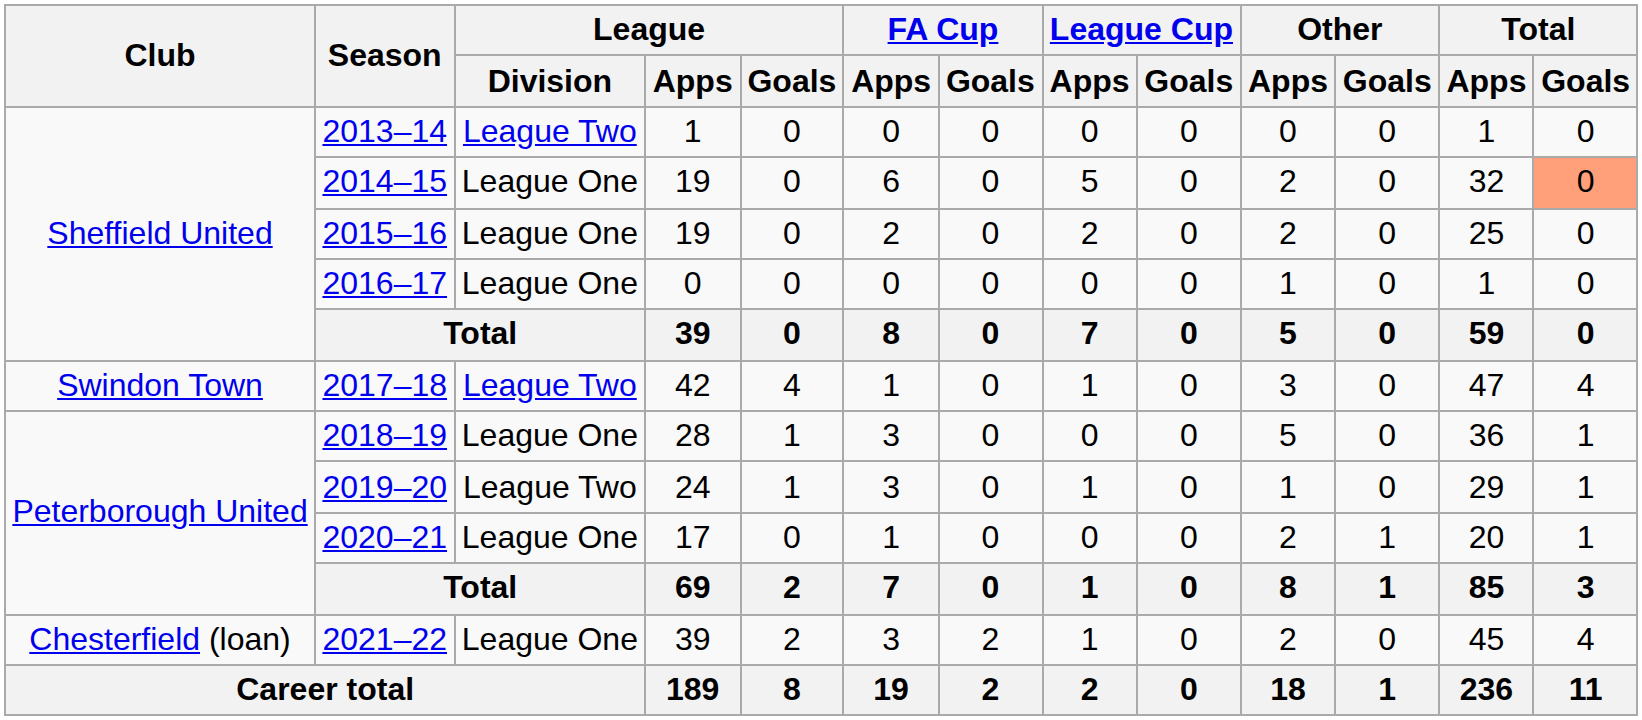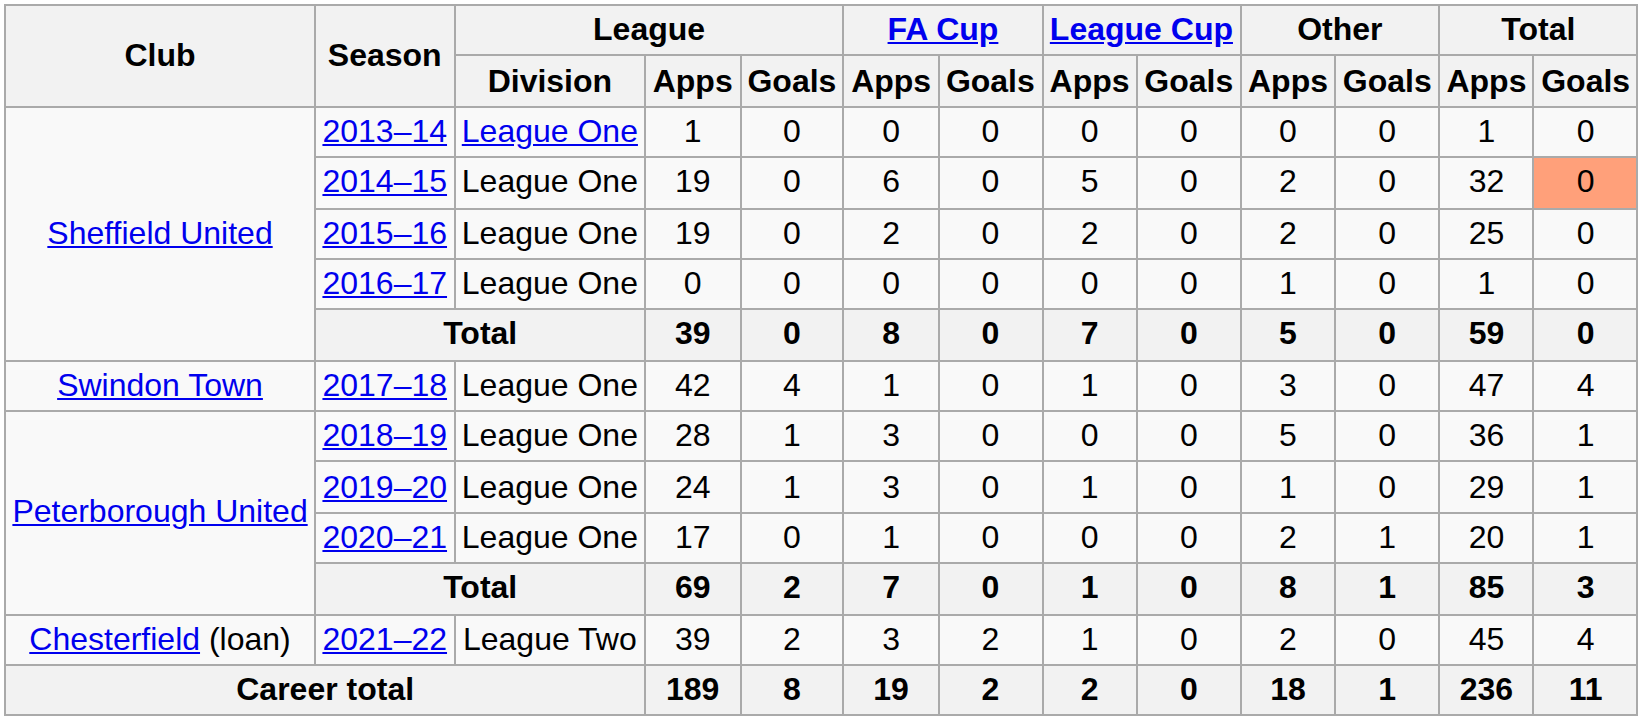(550, 131) League Two -> (550, 131) League One
(550, 385) League Two -> (550, 385) League One
(550, 486) League Two -> (550, 486) League One
(550, 638) League One -> (550, 638) League Two
